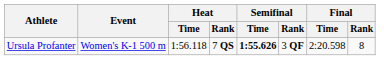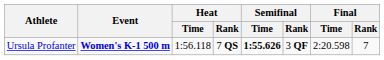(123, 46) normal -> (125, 46) bold
(362, 46) 8 -> (366, 46) 7
